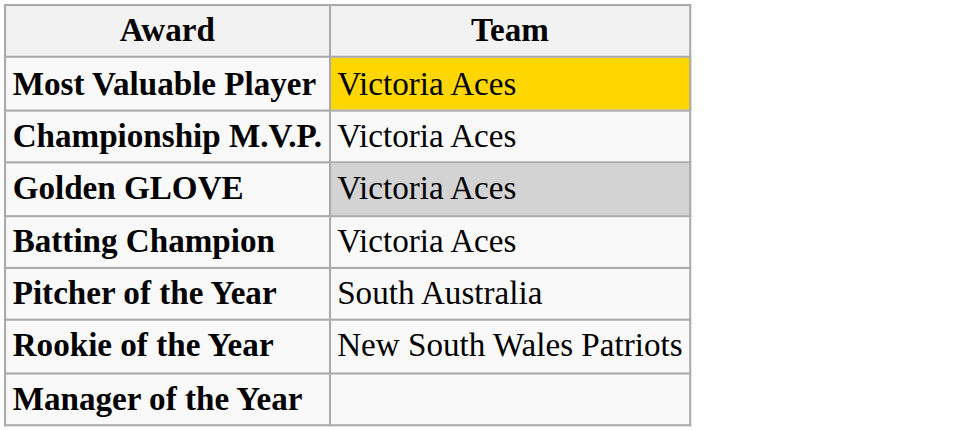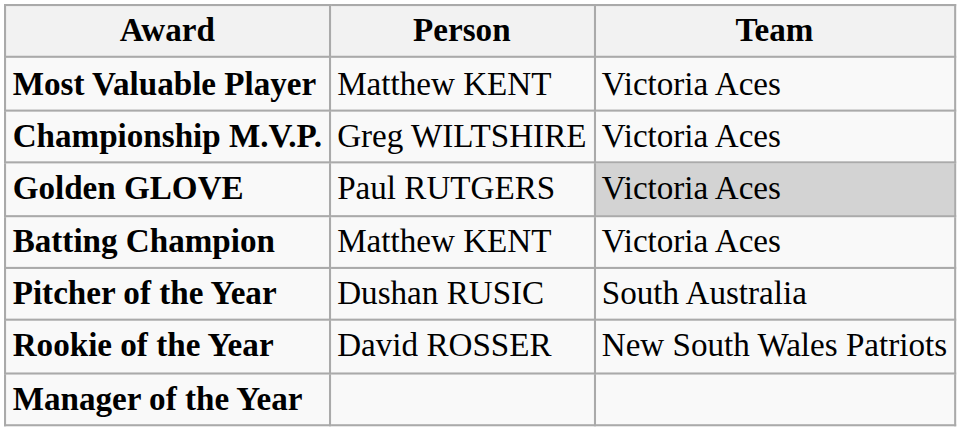+ column: (462, 30)
(427, 83) gold background -> (691, 83) no background
